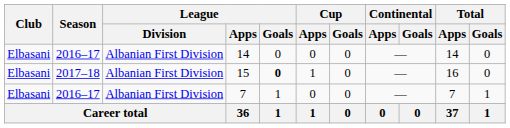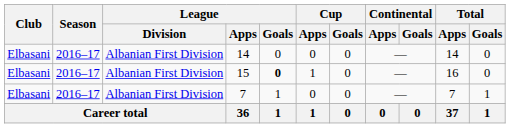(78, 73) 2017–18 -> (78, 73) 2016–17
